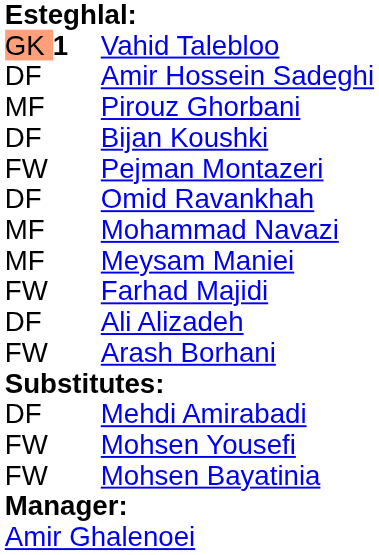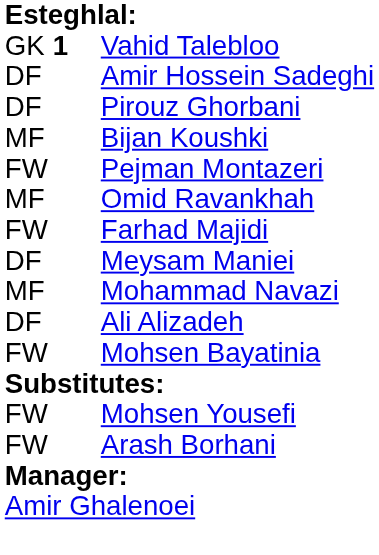(25, 45) lightsalmon background -> (25, 45) no background
(25, 107) MF -> (23, 107) DF
(23, 137) DF -> (25, 137) MF
(23, 199) DF -> (25, 199) MF
rows swapped: (220, 229) <-> (184, 291)
(25, 260) MF -> (23, 260) DF
rows swapped: (211, 475) <-> (188, 352)
- row: (204, 414)
